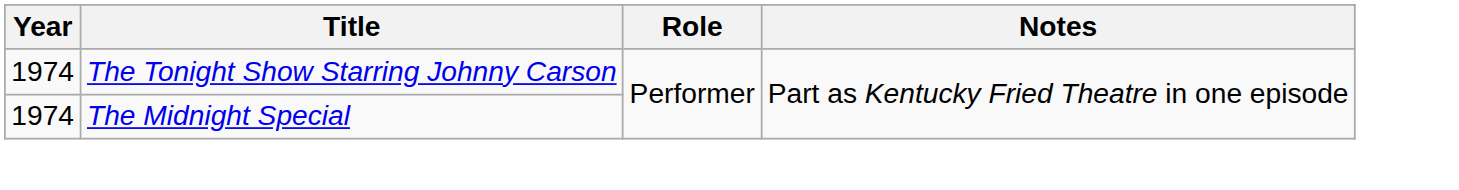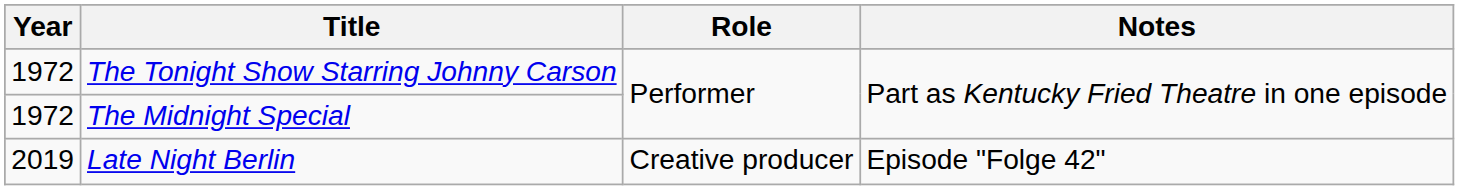(43, 71) 1974 -> (43, 71) 1972
(43, 116) 1974 -> (43, 116) 1972
+ row: (191, 160)
